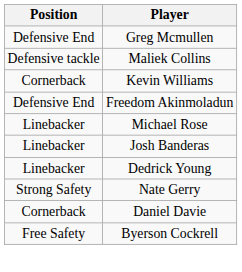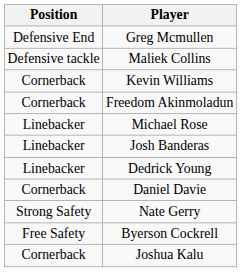(54, 102) Defensive End -> (54, 102) Cornerback
rows swapped: (170, 211) <-> (170, 189)
+ row: (170, 255)
